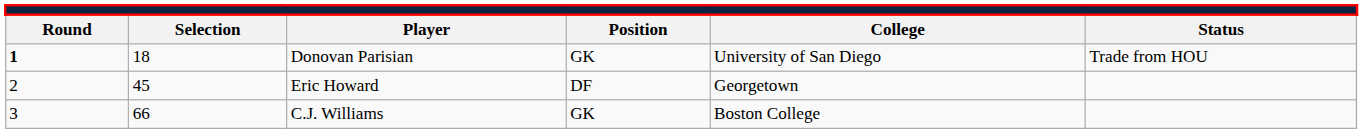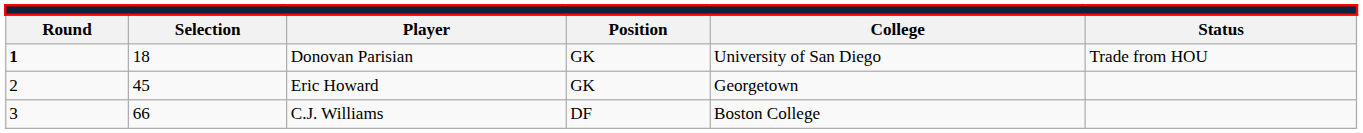(581, 85) DF -> (583, 85) GK
(583, 114) GK -> (581, 114) DF
